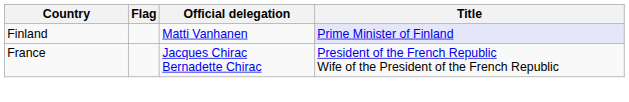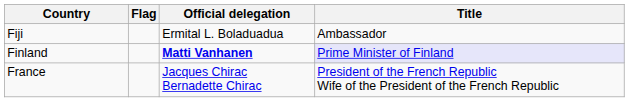+ row: (15, 33)
(205, 33) normal -> (207, 53) bold
